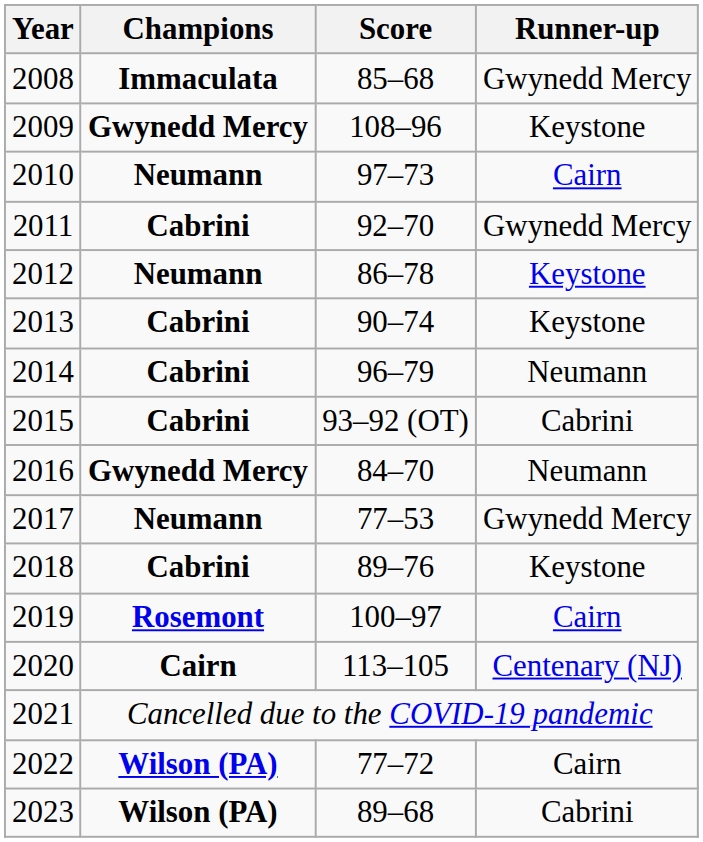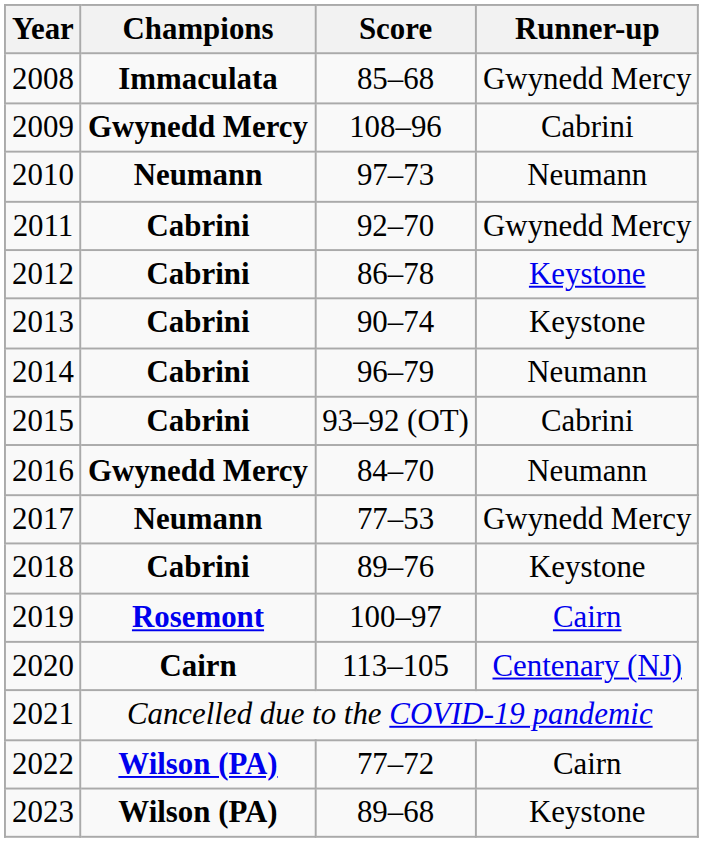(587, 126) Keystone -> (587, 126) Cabrini
(587, 175) Cairn -> (587, 175) Neumann
(198, 273) Neumann -> (198, 273) Cabrini
(587, 812) Cabrini -> (587, 812) Keystone
